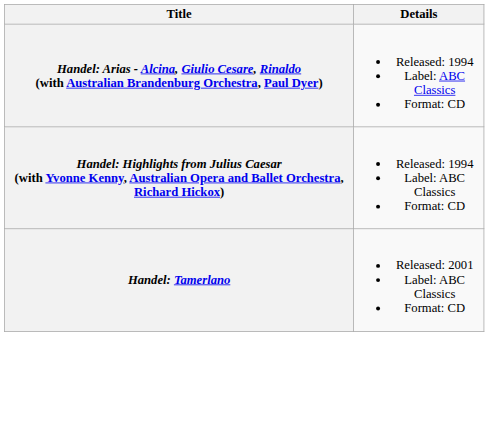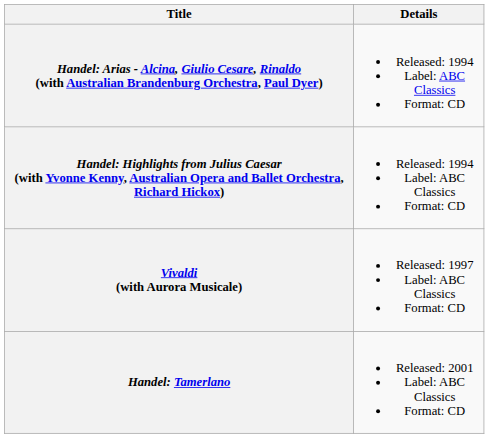+ row: (179, 280)
